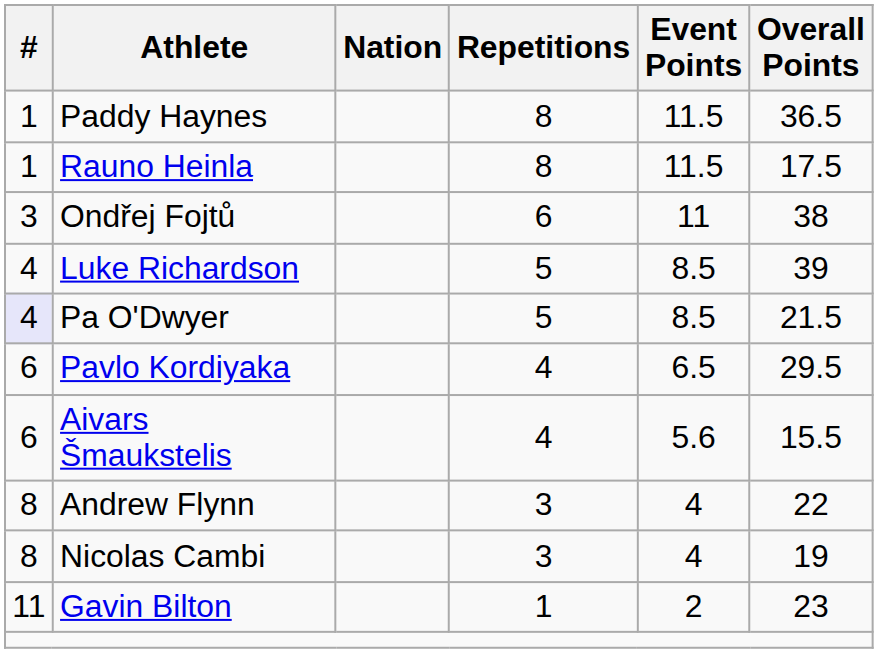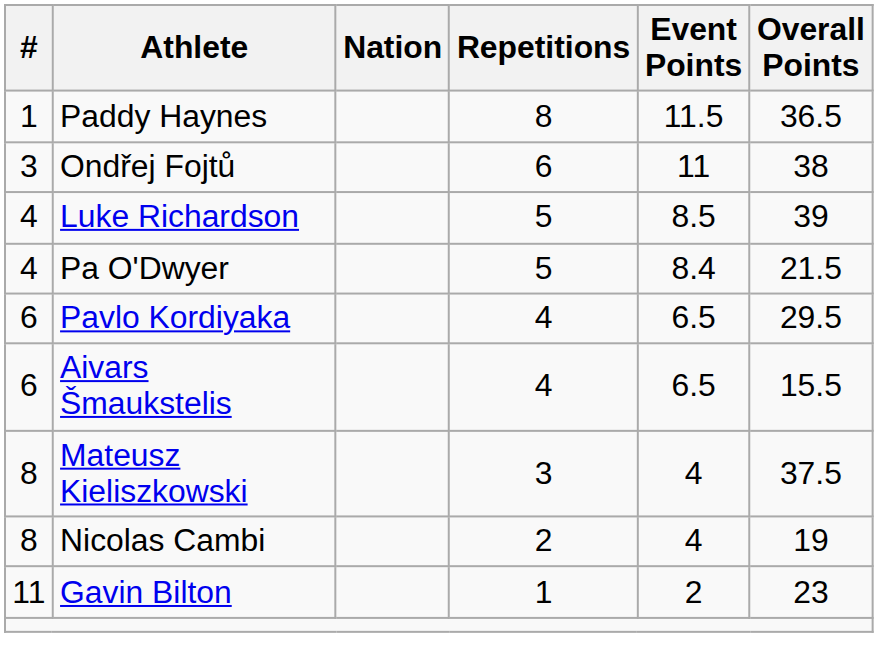- row: (157, 166)
(29, 318) lavender background -> (29, 267) no background
(694, 318) 8.5 -> (694, 267) 8.4
(694, 436) 5.6 -> (694, 386) 6.5
+ row: (154, 472)
- row: (157, 505)
(544, 555) 3 -> (544, 541) 2
